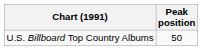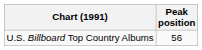(177, 38) 50 -> (177, 38) 56
